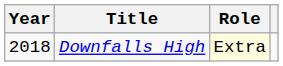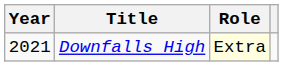(30, 47) 2018 -> (30, 47) 2021
